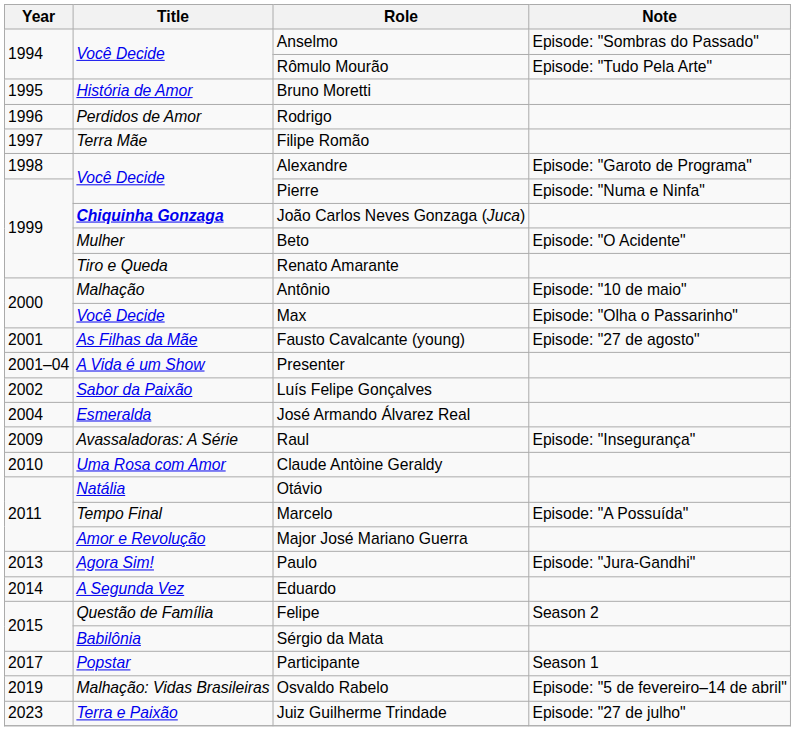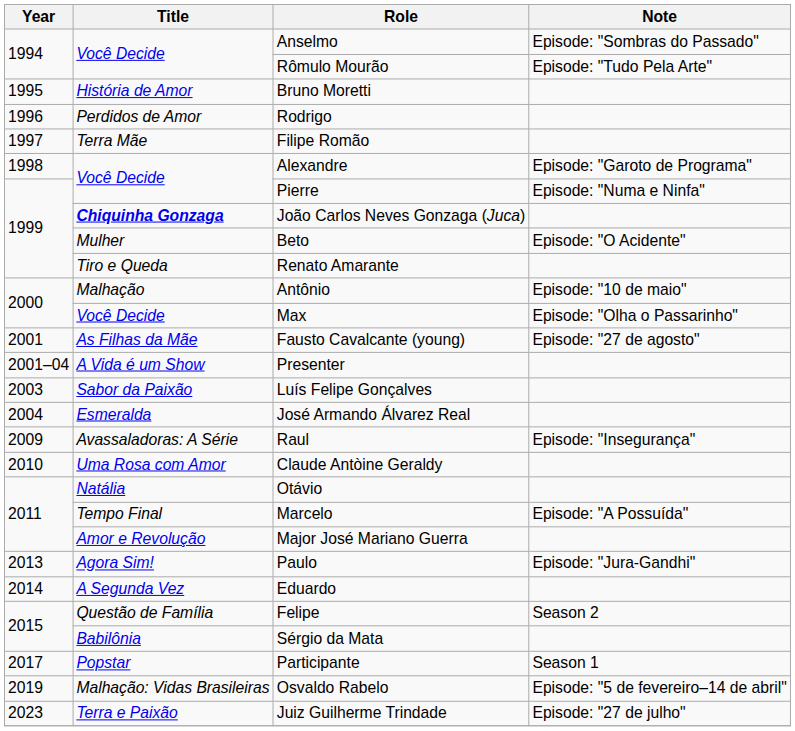(26, 389) 2002 -> (26, 389) 2003
